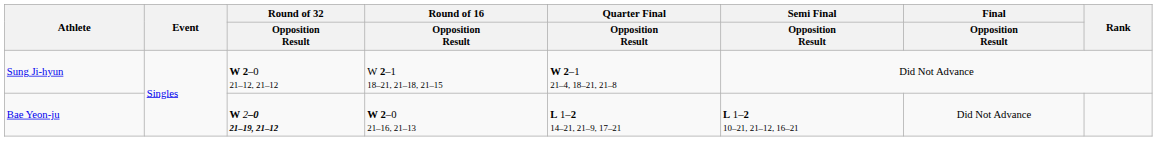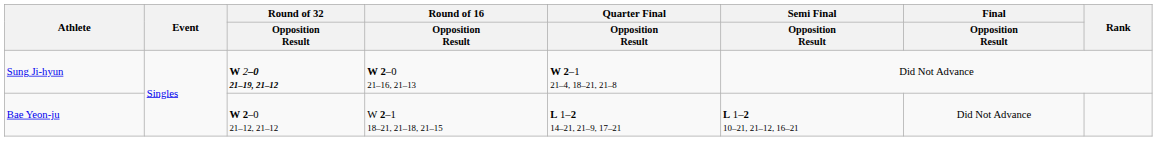(254, 78) W 2–0 21–12, 21–12 -> (254, 78) W 2–0 21–19, 21–12
(405, 78) W 2–1 18–21, 21–18, 21–15 -> (392, 78) W 2–0 21–16, 21–13
(254, 121) W 2–0 21–19, 21–12 -> (254, 121) W 2–0 21–12, 21–12
(392, 121) W 2–0 21–16, 21–13 -> (405, 121) W 2–1 18–21, 21–18, 21–15
